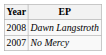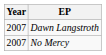(16, 27) 2008 -> (16, 27) 2007
